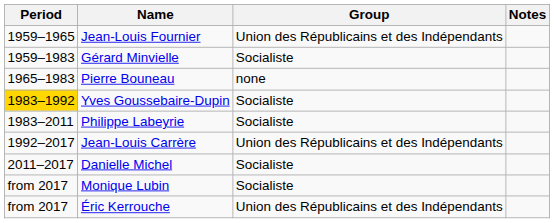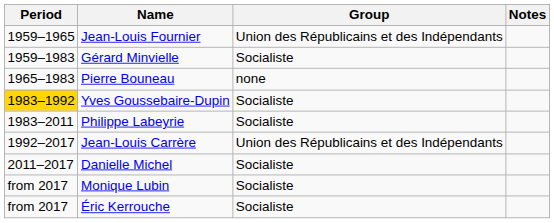(369, 206) Union des Républicains et des Indépendants -> (265, 206) Socialiste
